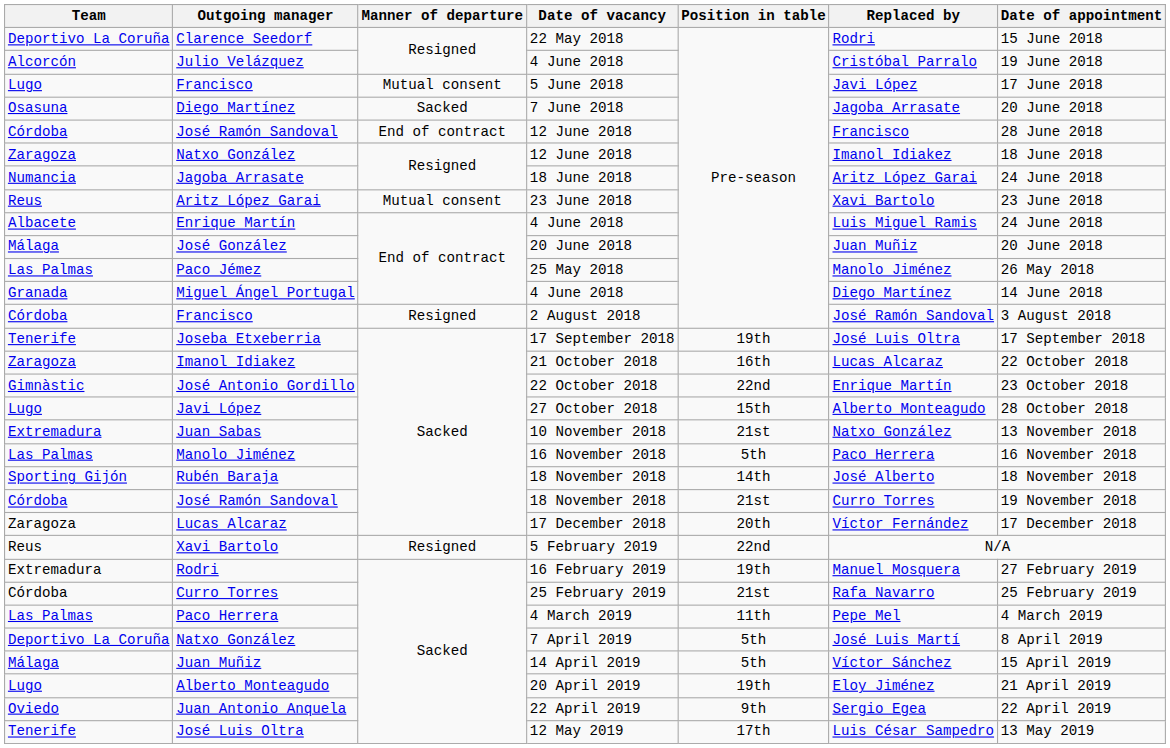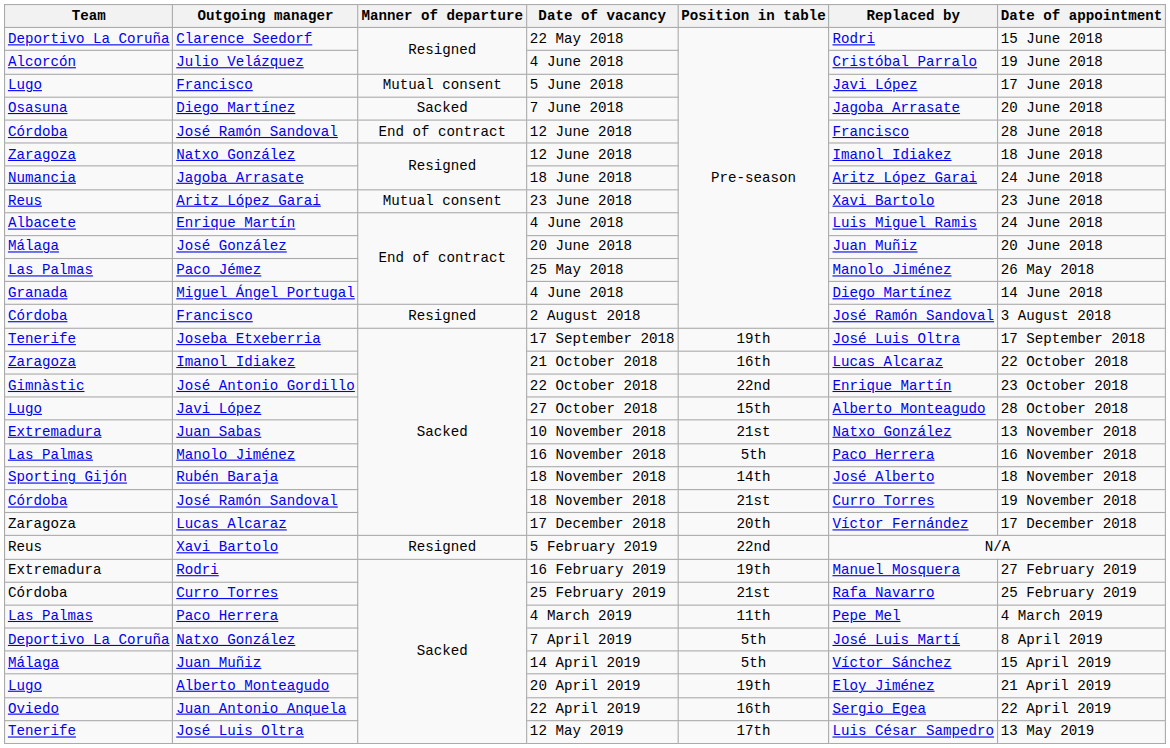(753, 709) 9th -> (753, 709) 16th
